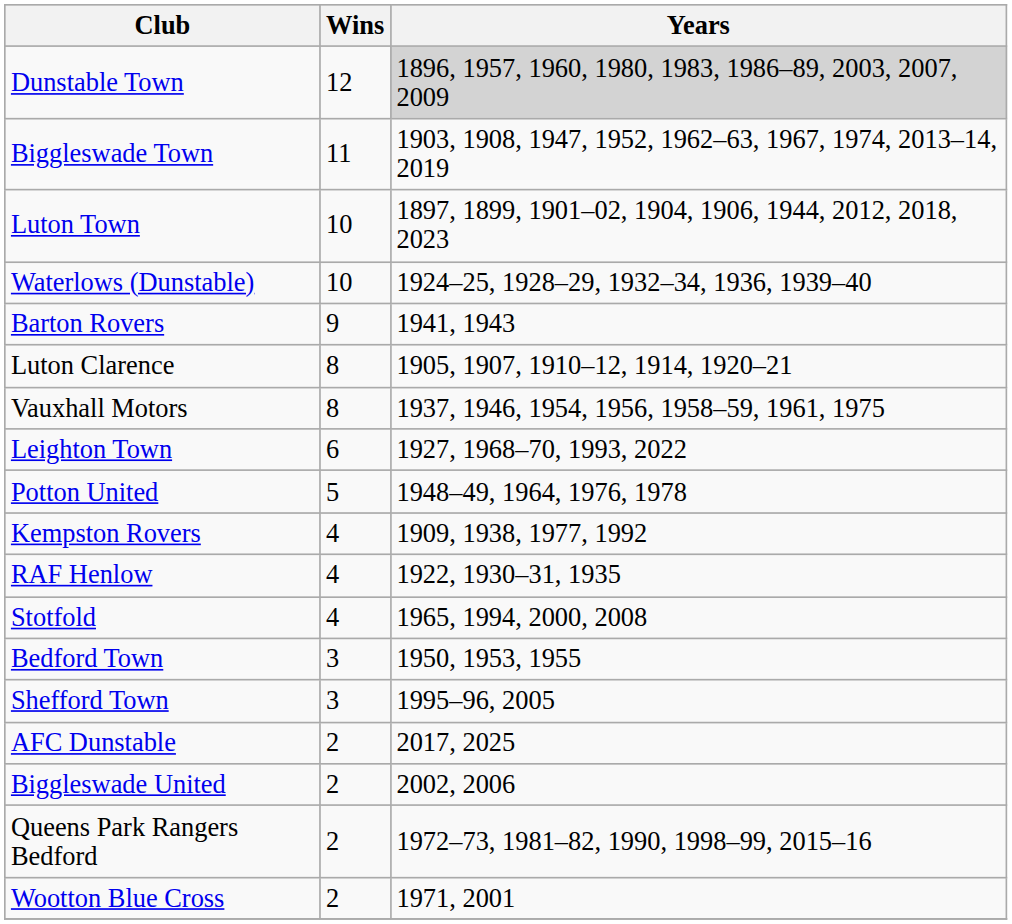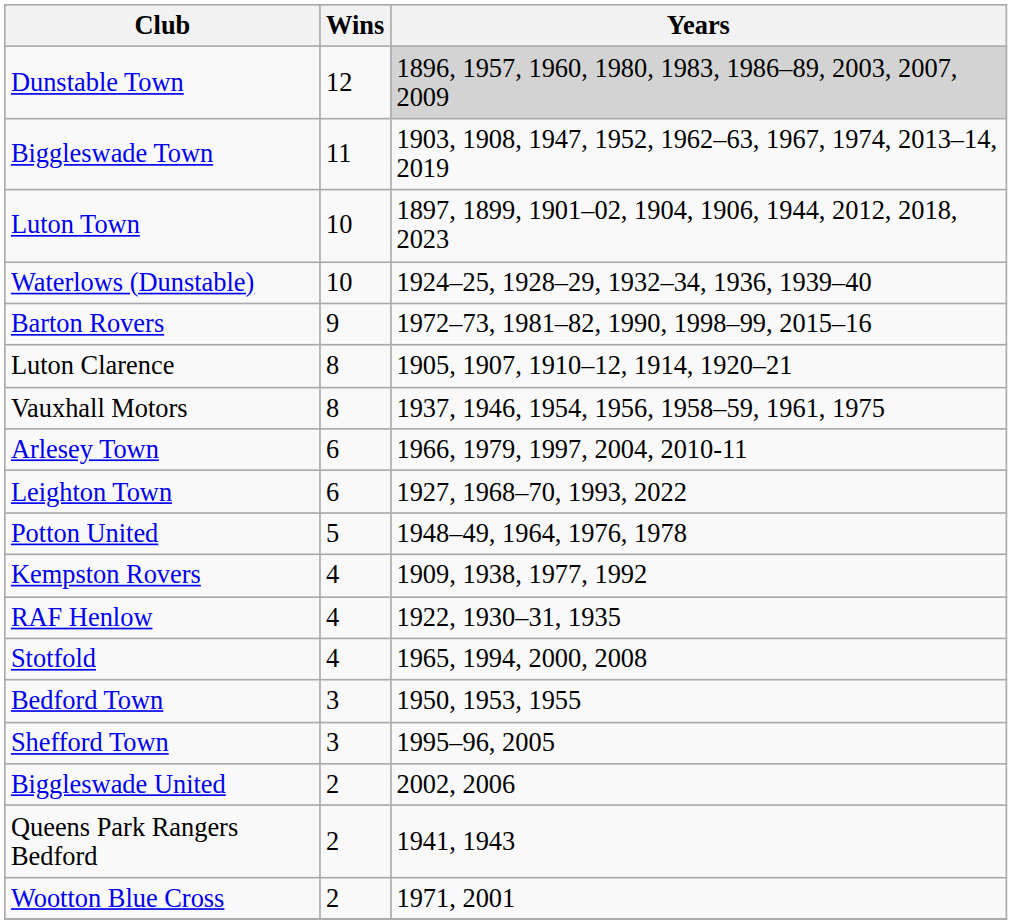(456, 323) 1941, 1943 -> (634, 323) 1972–73, 1981–82, 1990, 1998–99, 2015–16
+ row: (85, 449)
- row: (93, 742)
(634, 841) 1972–73, 1981–82, 1990, 1998–99, 2015–16 -> (456, 841) 1941, 1943
